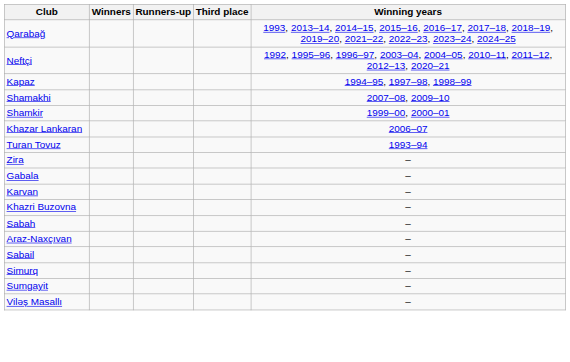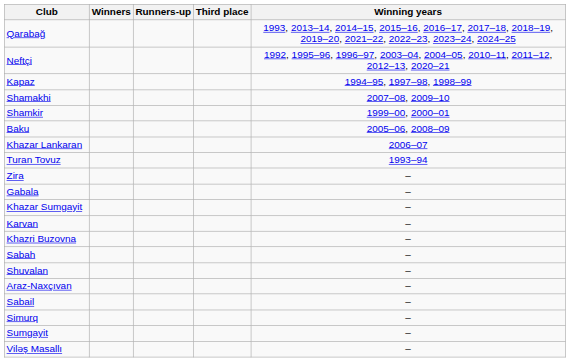+ row: (18, 129)
+ row: (44, 207)
+ row: (27, 270)
